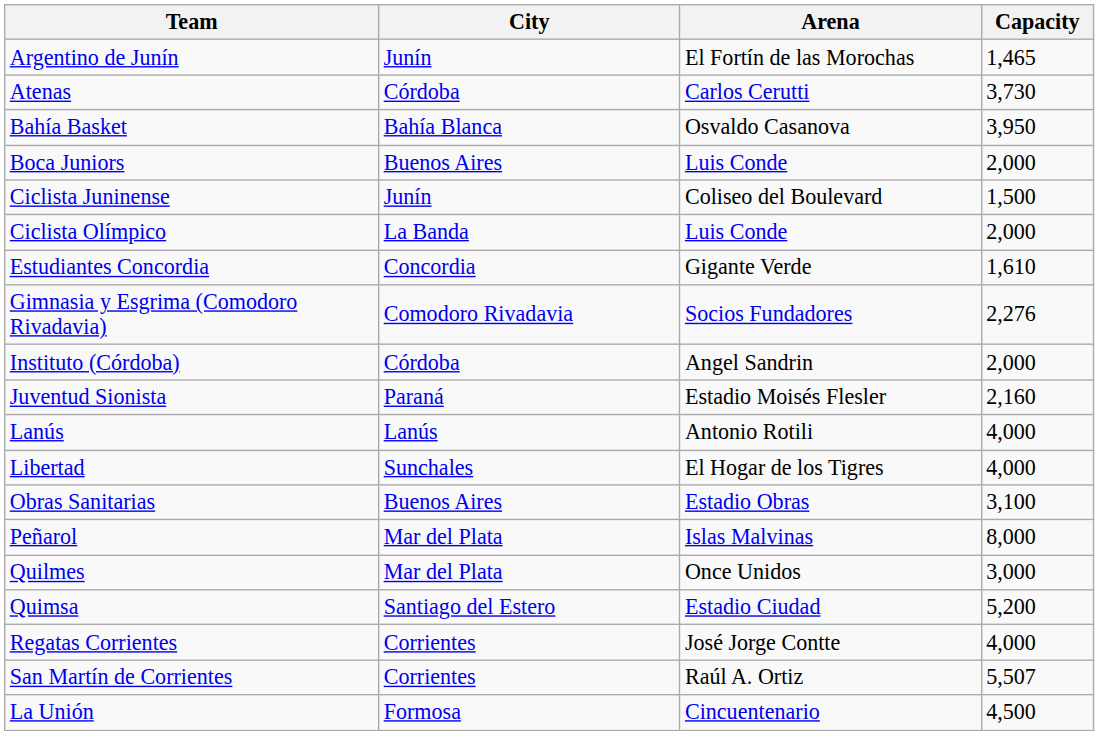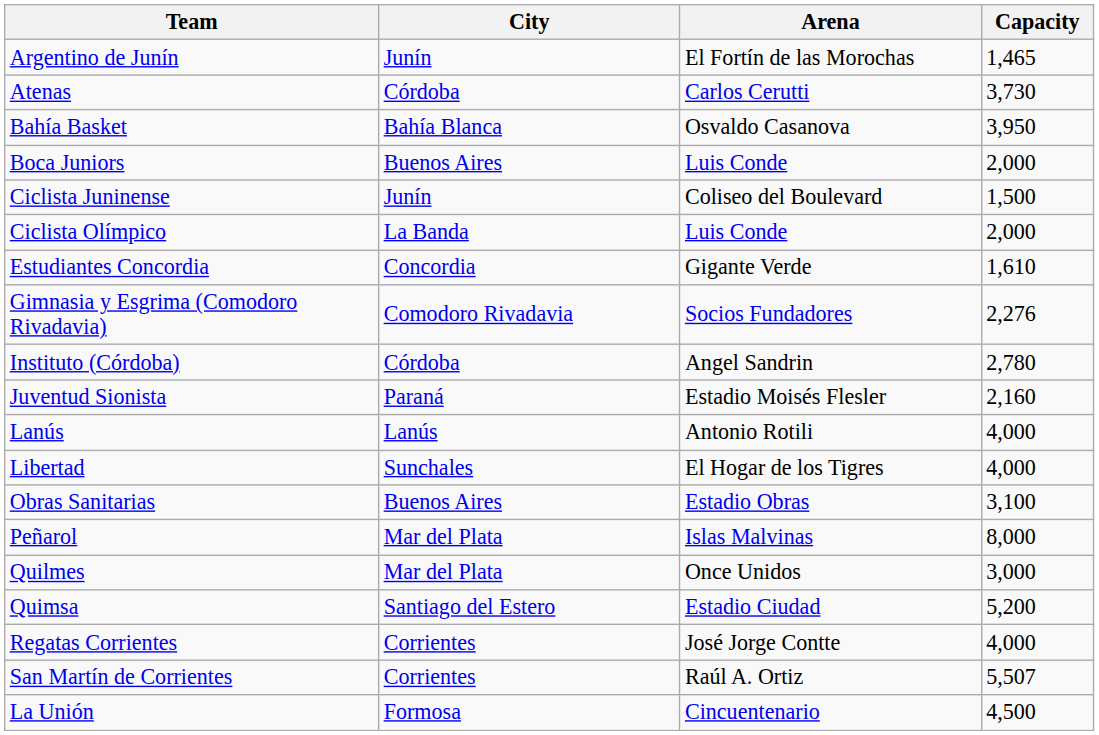(1011, 362) 2,000 -> (1011, 362) 2,780
